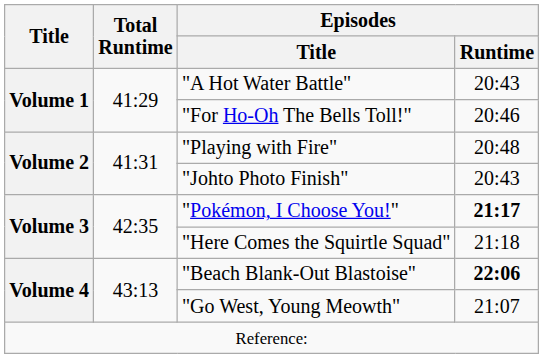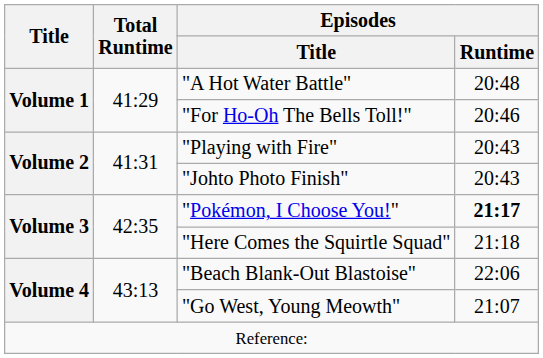(497, 83) 20:43 -> (497, 83) 20:48
(497, 147) 20:48 -> (497, 147) 20:43
(497, 274) bold -> (497, 274) normal
